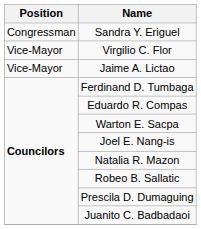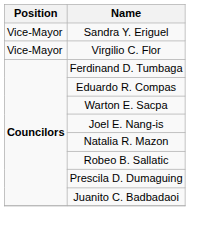(41, 32) Congressman -> (35, 32) Vice-Mayor
- row: (137, 68)
